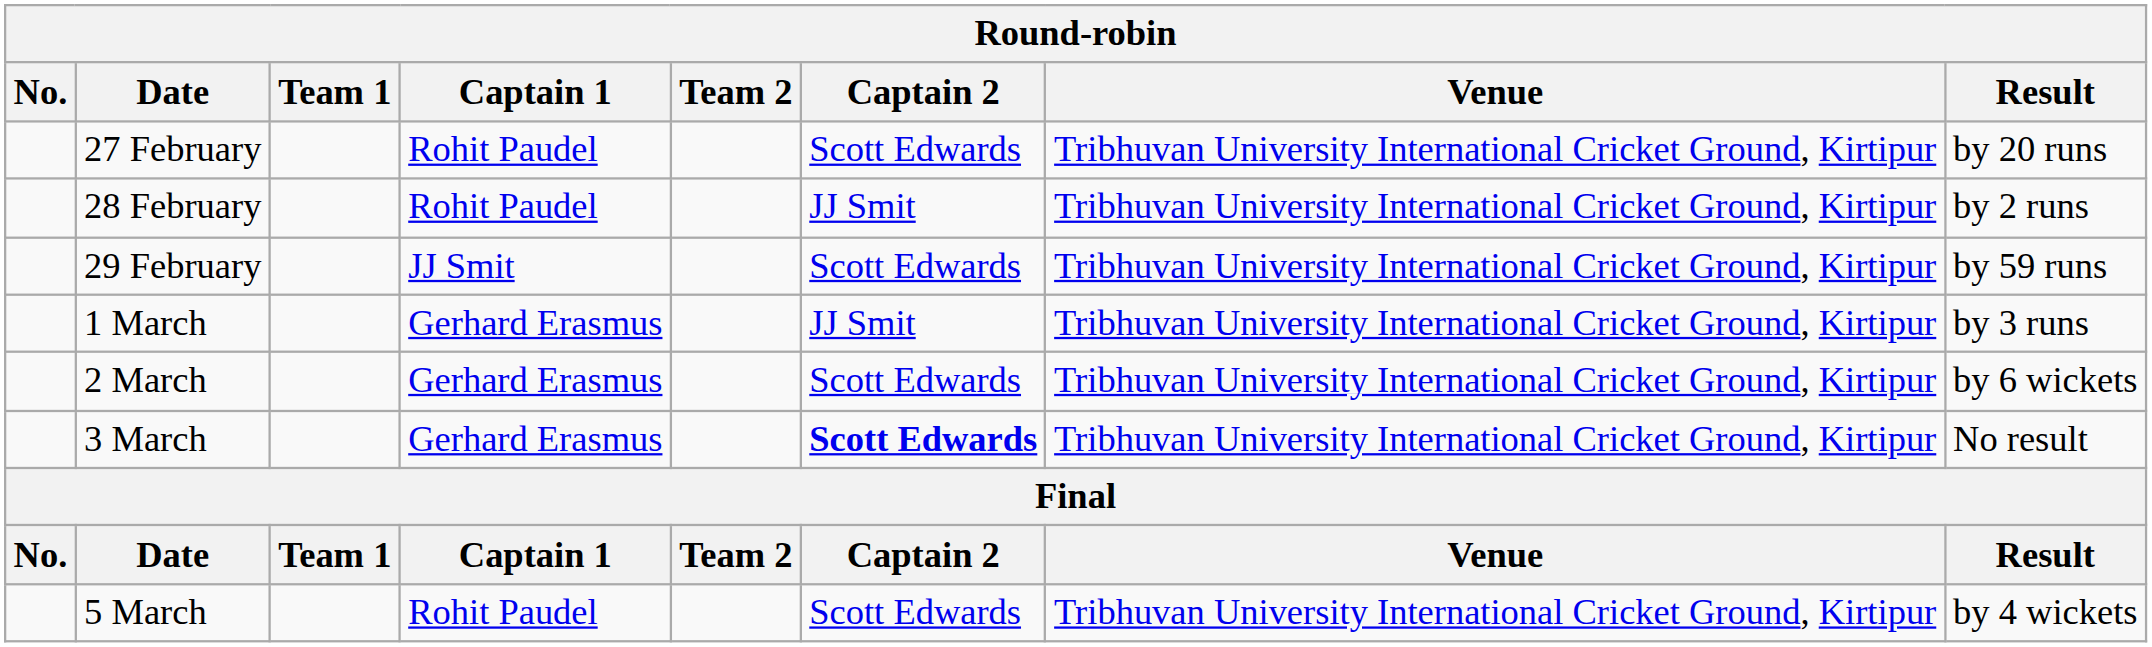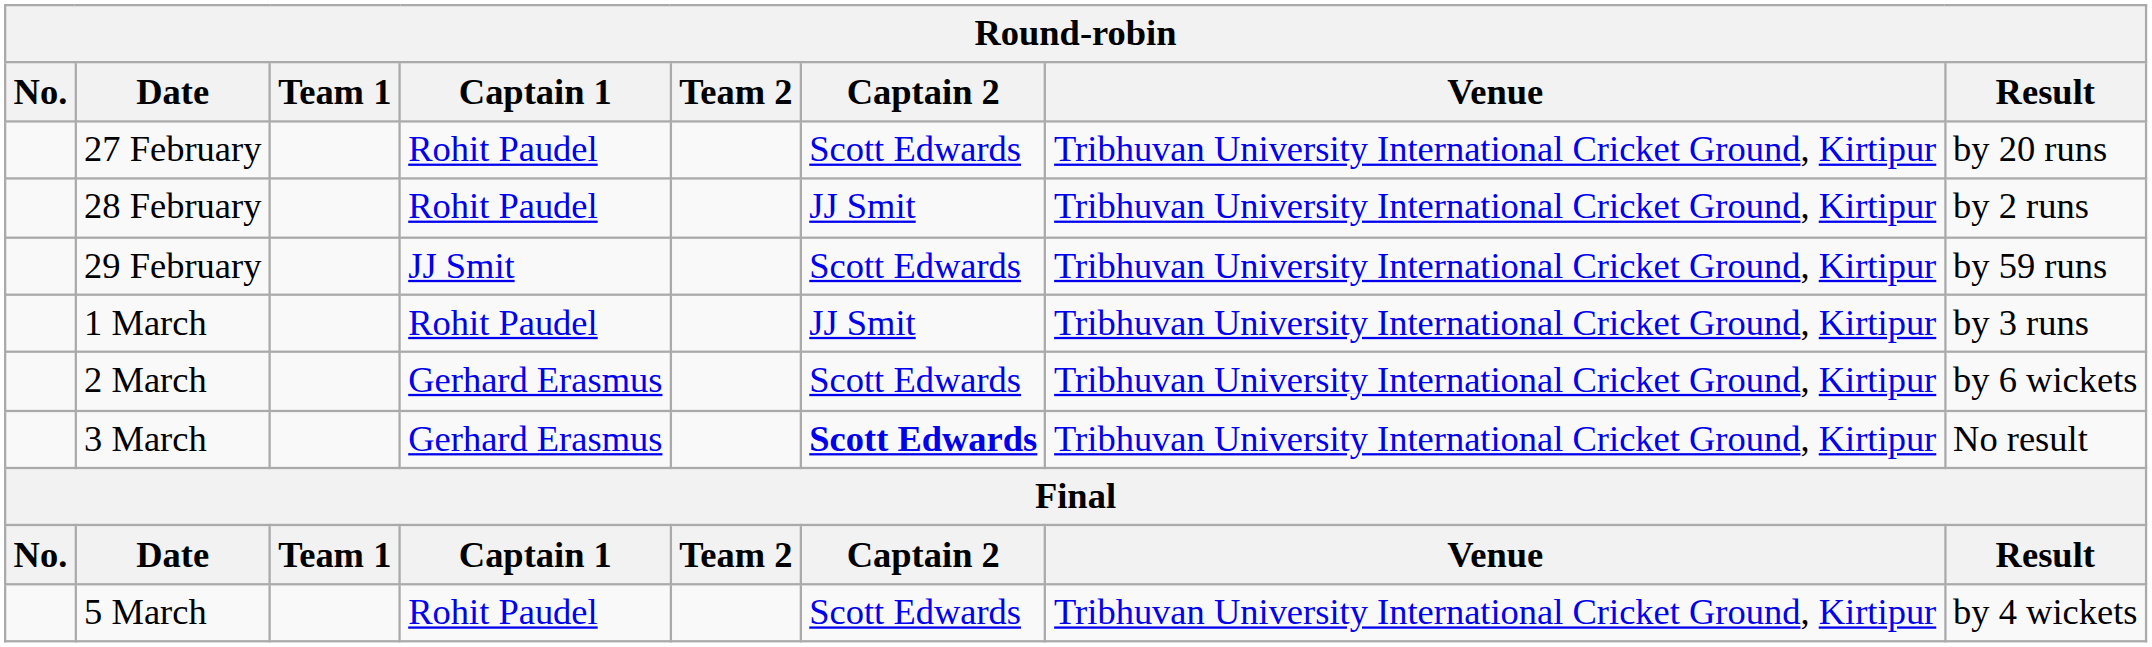(535, 322) Gerhard Erasmus -> (503, 322) Rohit Paudel
